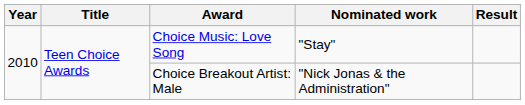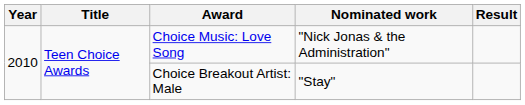(317, 44) "Stay" -> (352, 44) "Nick Jonas & the Administration"
(352, 81) "Nick Jonas & the Administration" -> (317, 81) "Stay"
